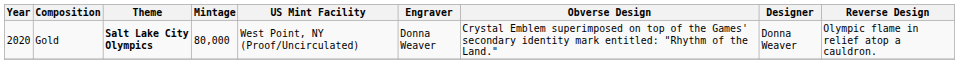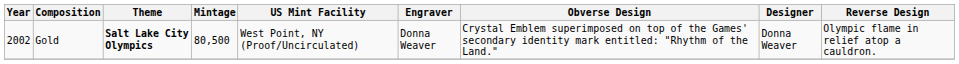(19, 40) 2020 -> (19, 40) 2002
(212, 40) 80,000 -> (212, 40) 80,500
